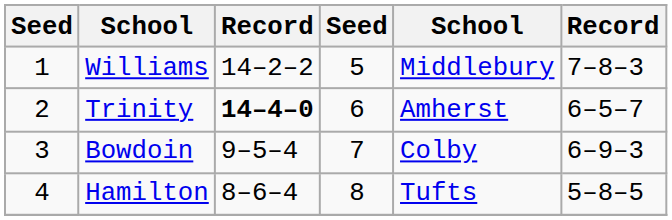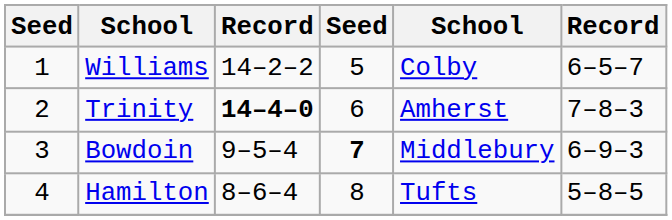(477, 68) Middlebury -> (439, 68) Colby
(605, 68) 7–8–3 -> (605, 68) 6–5–7
(605, 110) 6–5–7 -> (605, 110) 7–8–3
(357, 152) normal -> (357, 152) bold
(439, 152) Colby -> (477, 152) Middlebury
